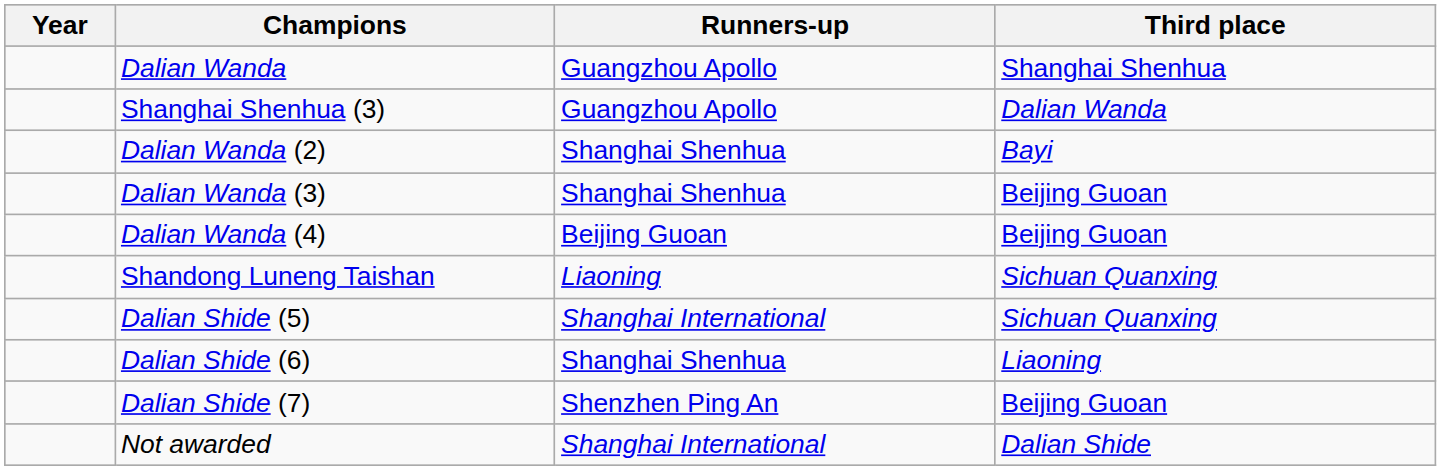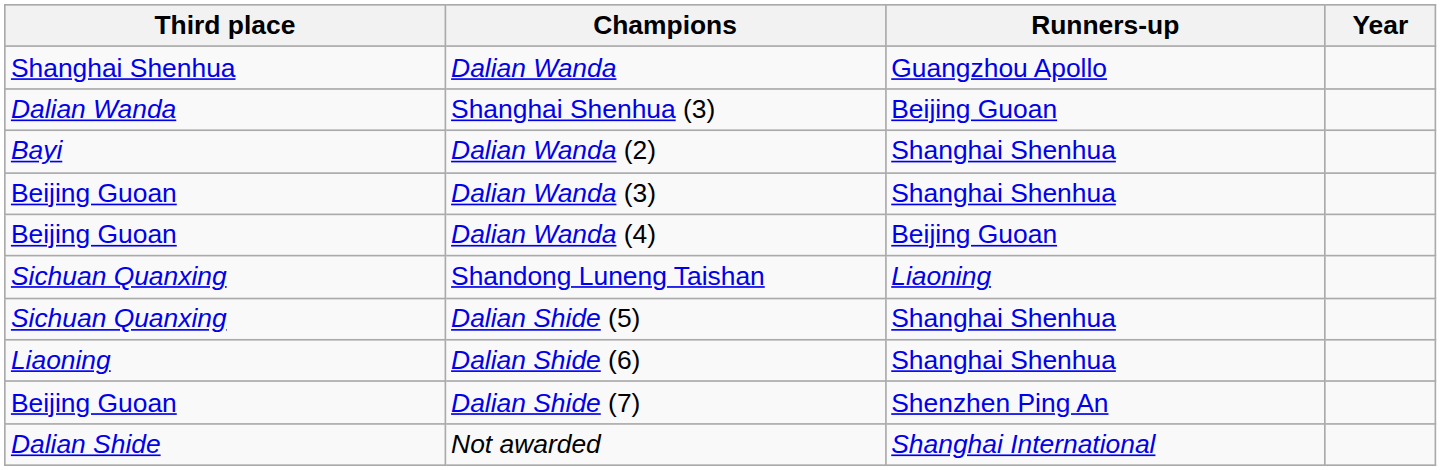columns swapped: (60, 25) <-> (1215, 25)
(669, 109) Guangzhou Apollo -> (974, 109) Beijing Guoan
(693, 318) Shanghai International -> (1004, 318) Shanghai Shenhua
